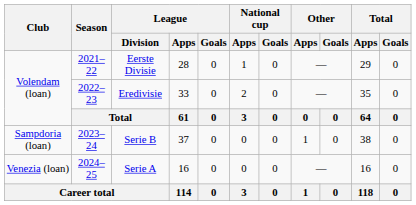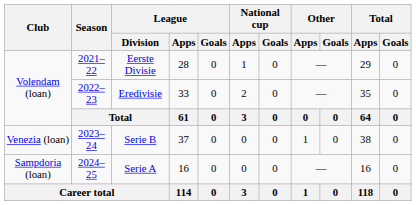(38, 140) Sampdoria (loan) -> (38, 140) Venezia (loan)
(38, 169) Venezia (loan) -> (38, 169) Sampdoria (loan)
